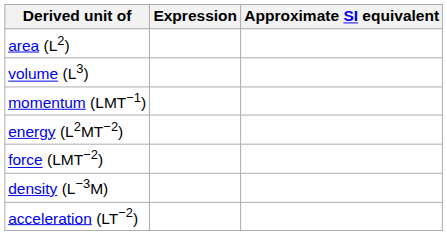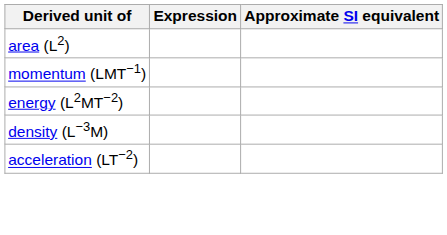- row: (48, 72)
- row: (56, 158)
